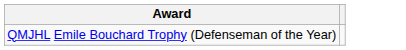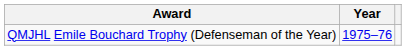+ column: (367, 14)
